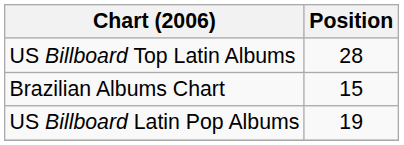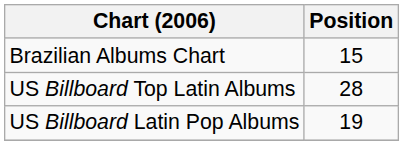rows swapped: (117, 88) <-> (153, 55)
